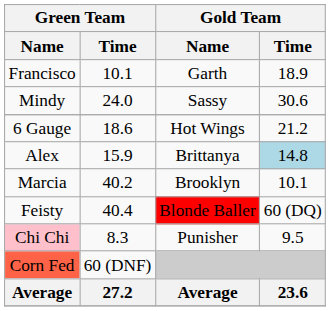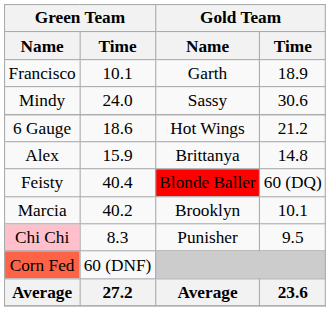(293, 155) lightblue background -> (293, 155) no background
rows swapped: (42, 182) <-> (42, 210)
